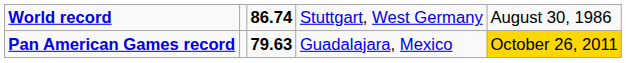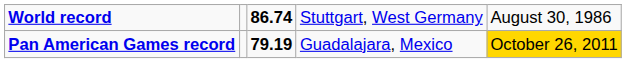(271, 44) 79.63 -> (271, 44) 79.19
